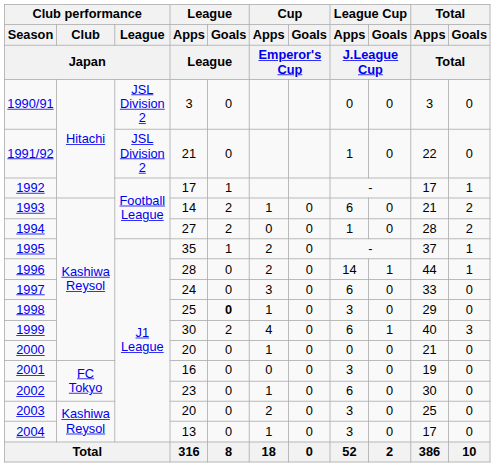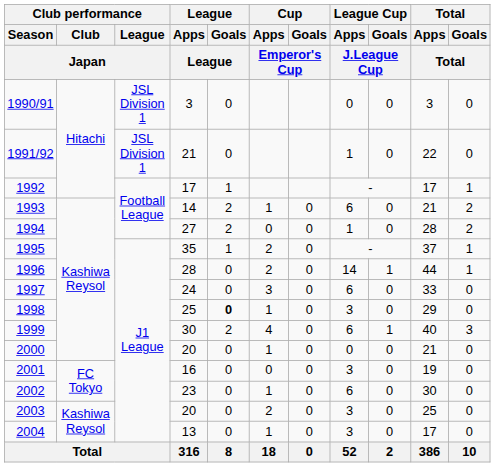(142, 104) JSL Division 2 -> (142, 104) JSL Division 1
(142, 153) JSL Division 2 -> (142, 153) JSL Division 1
